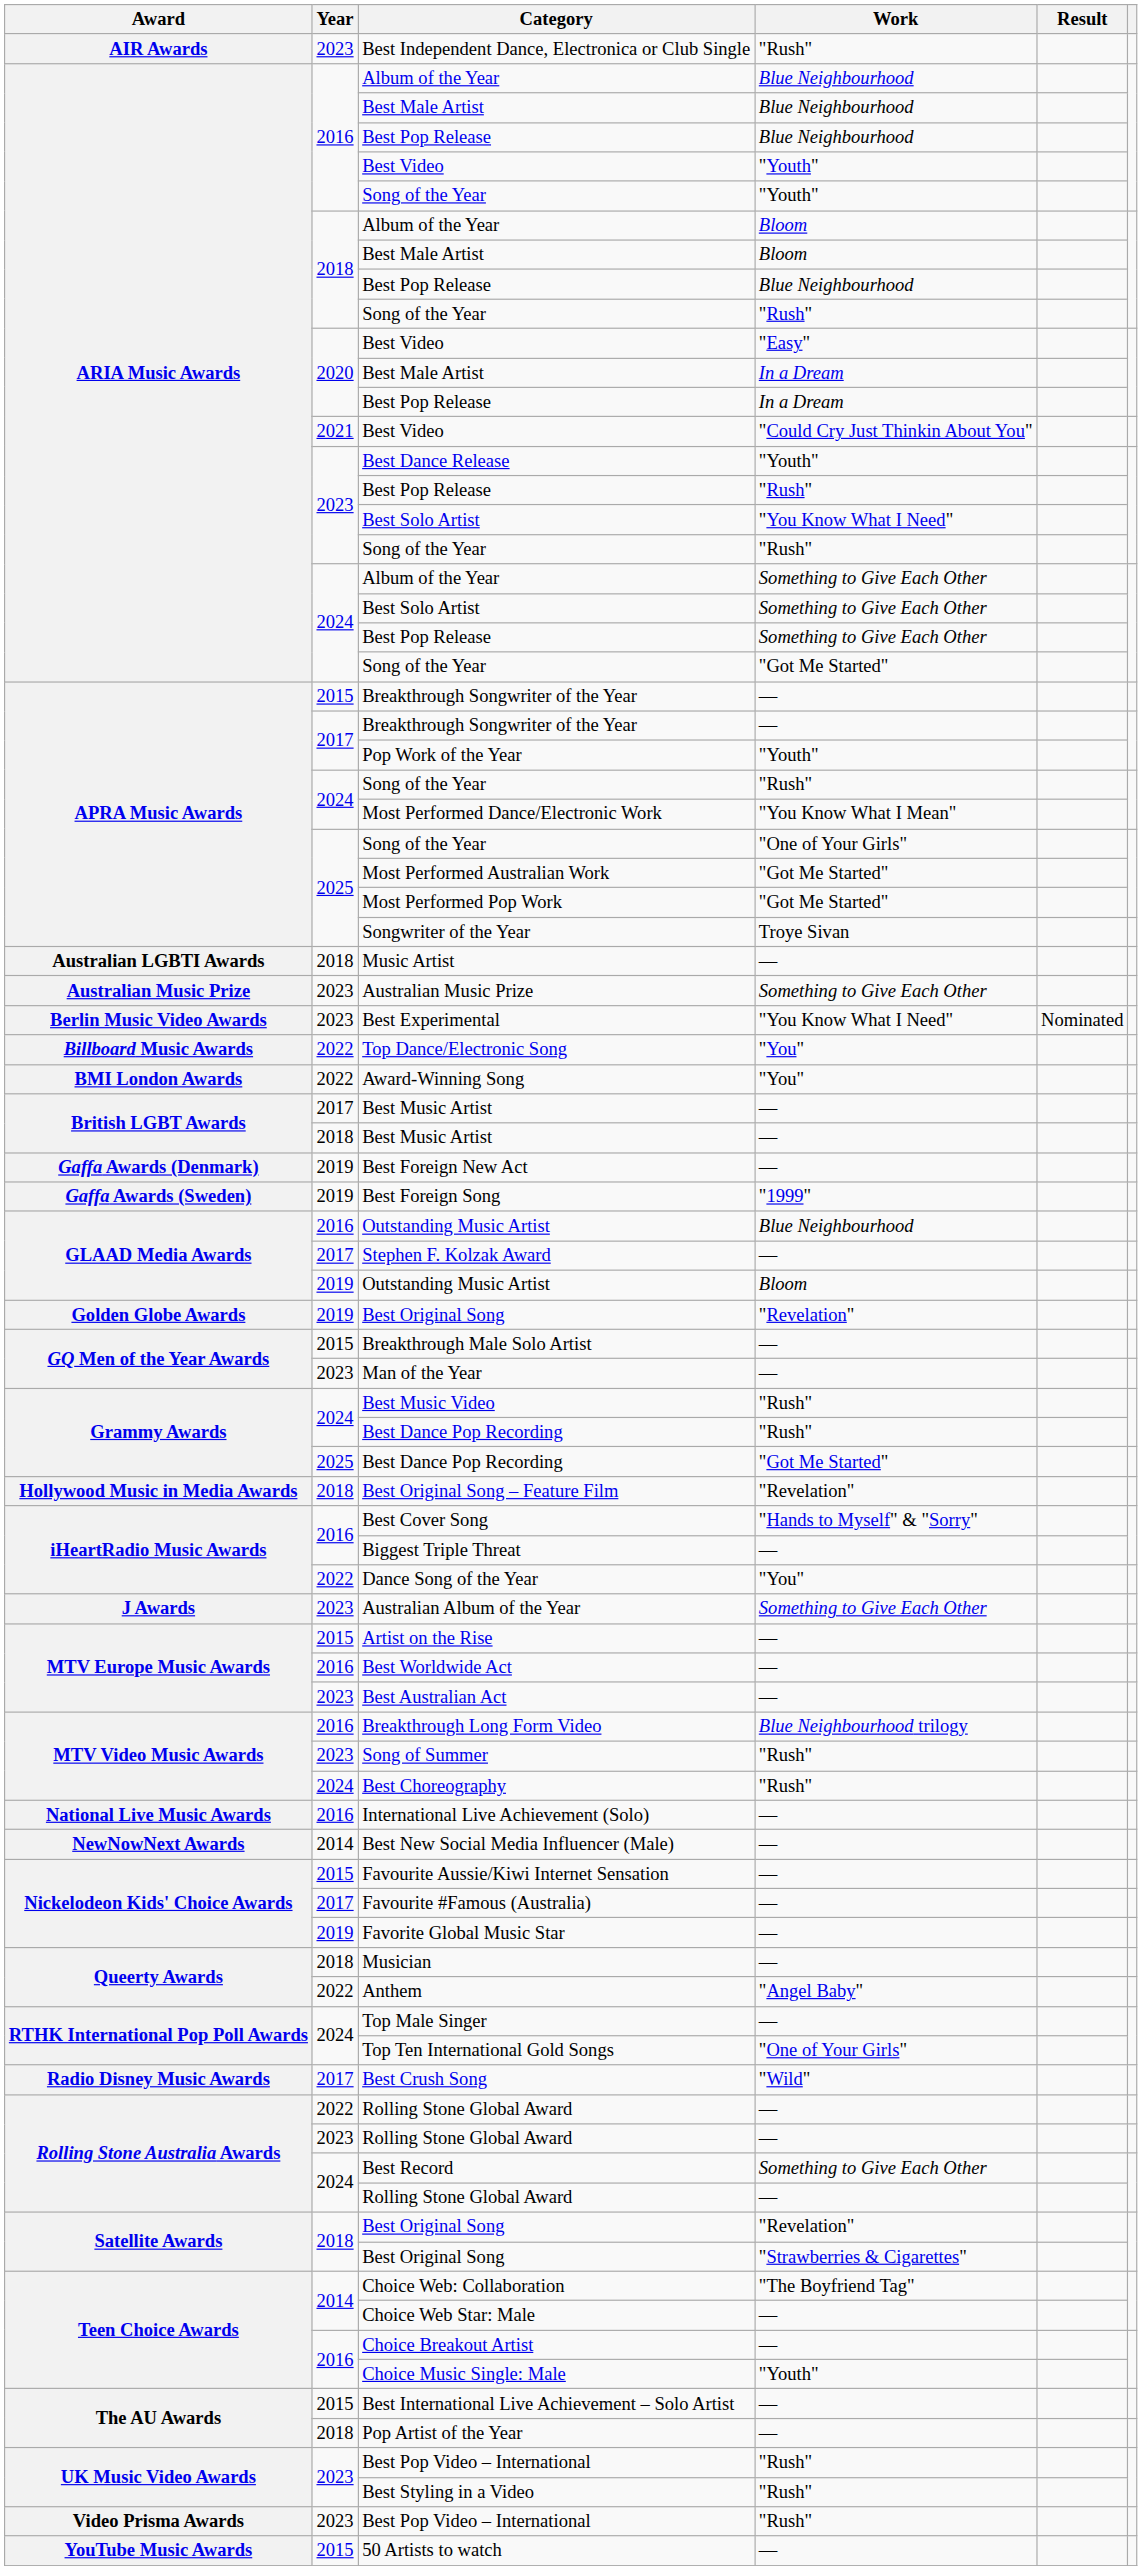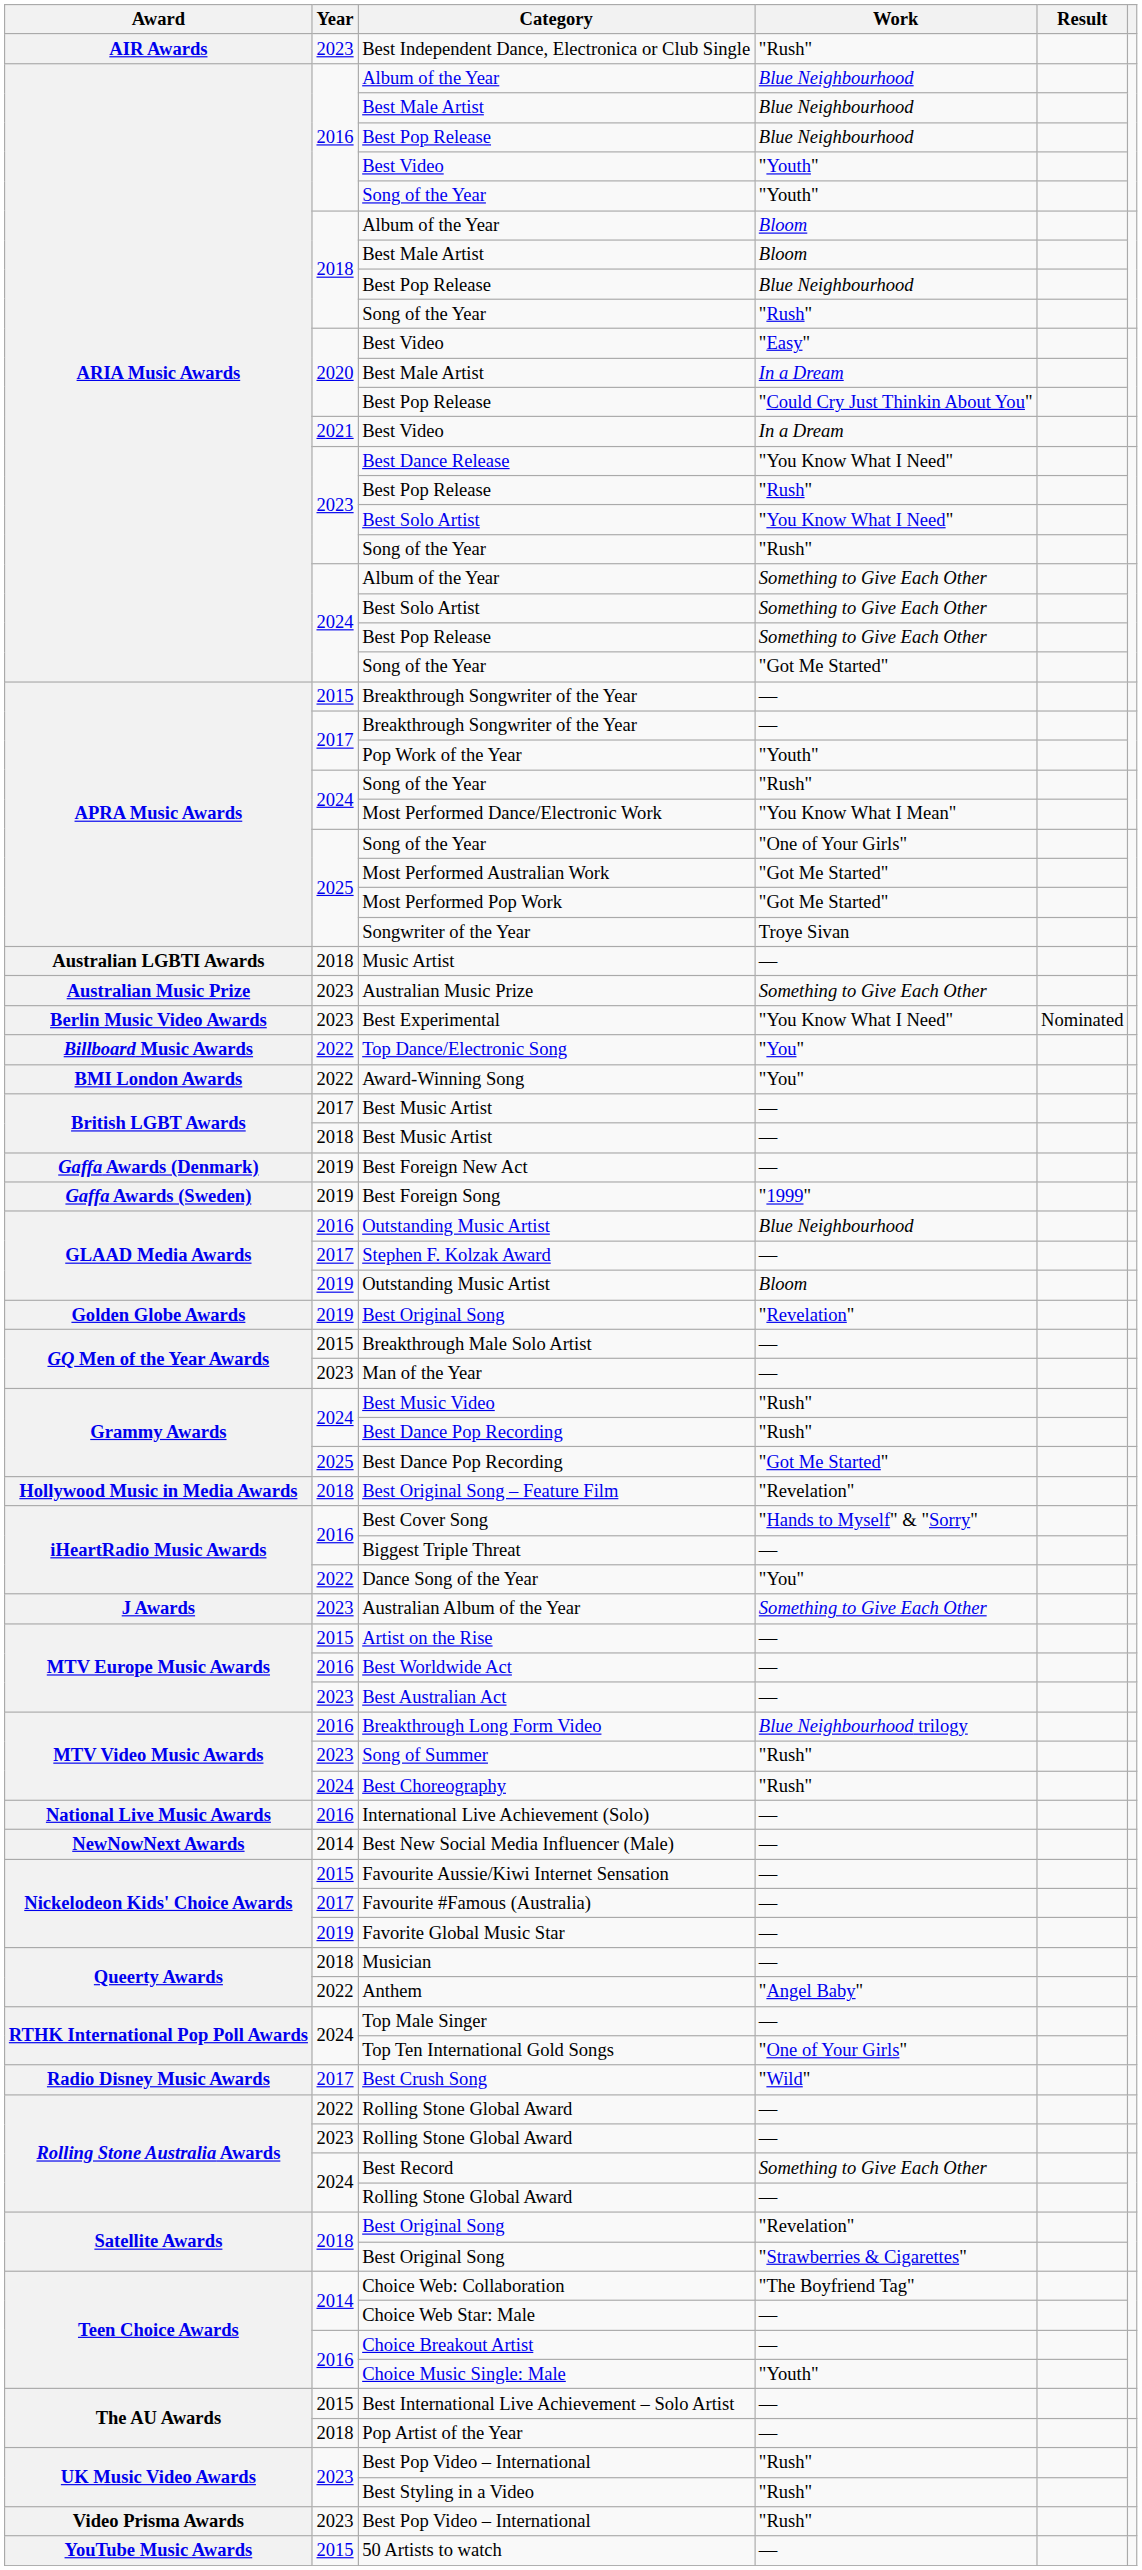(801, 401) In a Dream -> (896, 401) "Could Cry Just Thinkin About You"
(896, 431) "Could Cry Just Thinkin About You" -> (801, 431) In a Dream
(789, 460) "Youth" -> (856, 460) "You Know What I Need"
